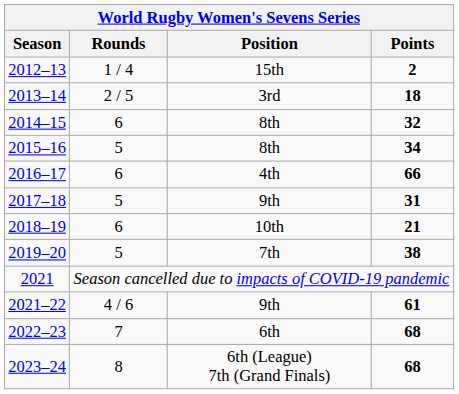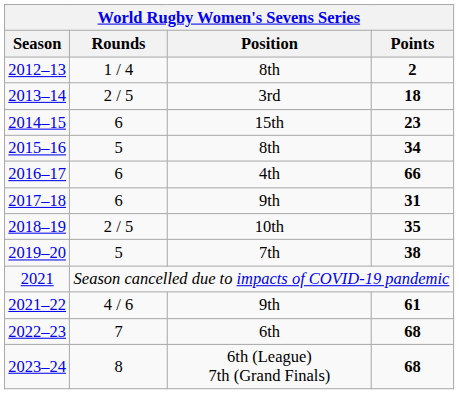(269, 69) 15th -> (269, 69) 8th
(269, 122) 8th -> (269, 122) 15th
(412, 122) 32 -> (412, 122) 23
(119, 200) 5 -> (119, 200) 6
(119, 226) 6 -> (118, 226) 2 / 5
(412, 226) 21 -> (412, 226) 35
